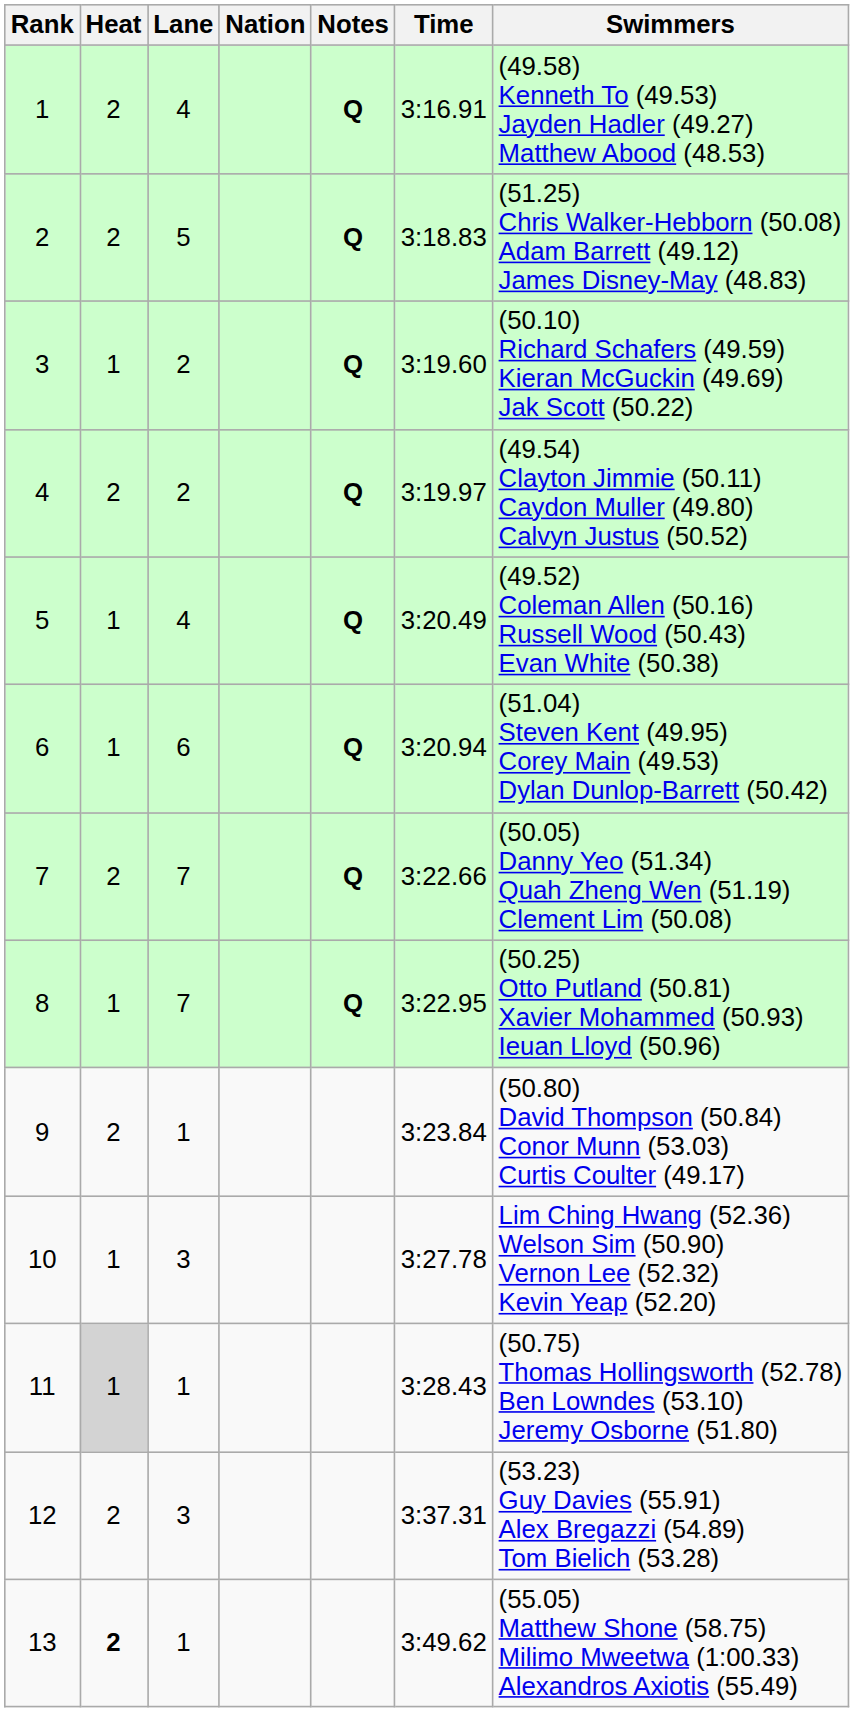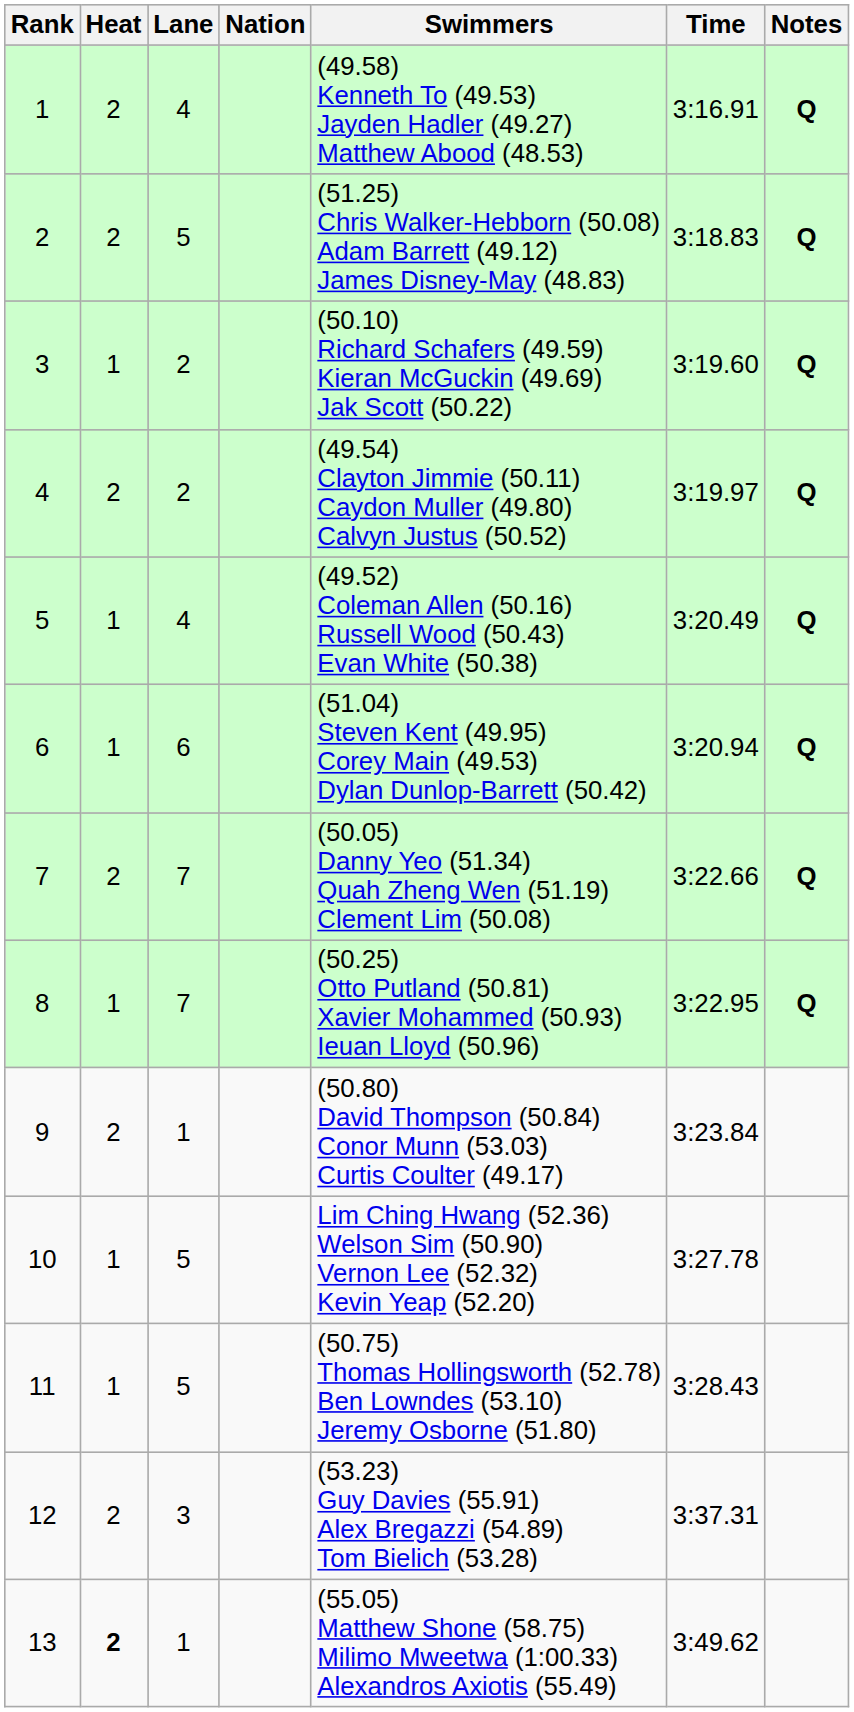columns swapped: (670, 24) <-> (353, 24)
(183, 1259) 3 -> (183, 1259) 5
(114, 1387) lightgrey background -> (114, 1387) no background
(183, 1387) 1 -> (183, 1387) 5
